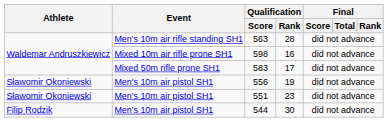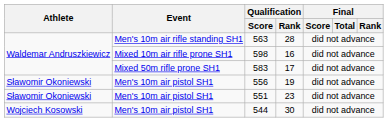(29, 110) Filip Rodzik -> (45, 110) Wojciech Kosowski
